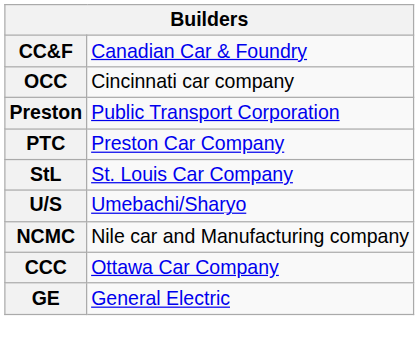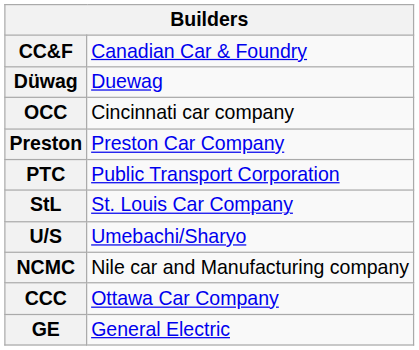+ row: (46, 81)
(215, 112) Public Transport Corporation -> (188, 143) Preston Car Company
(188, 143) Preston Car Company -> (215, 174) Public Transport Corporation
